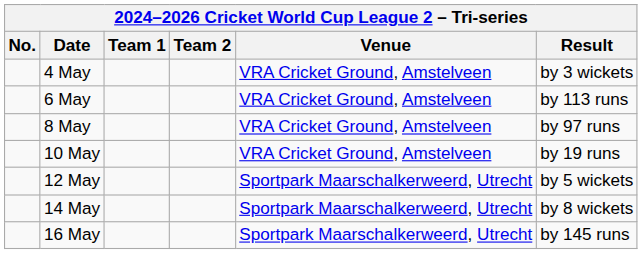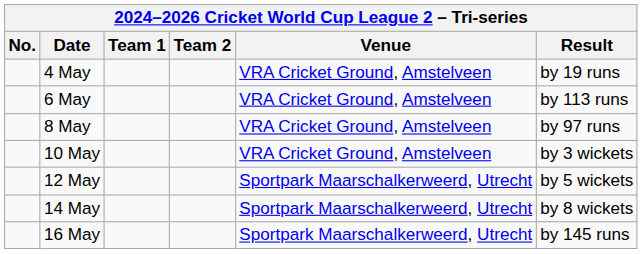(587, 72) by 3 wickets -> (580, 72) by 19 runs
(580, 153) by 19 runs -> (587, 153) by 3 wickets
